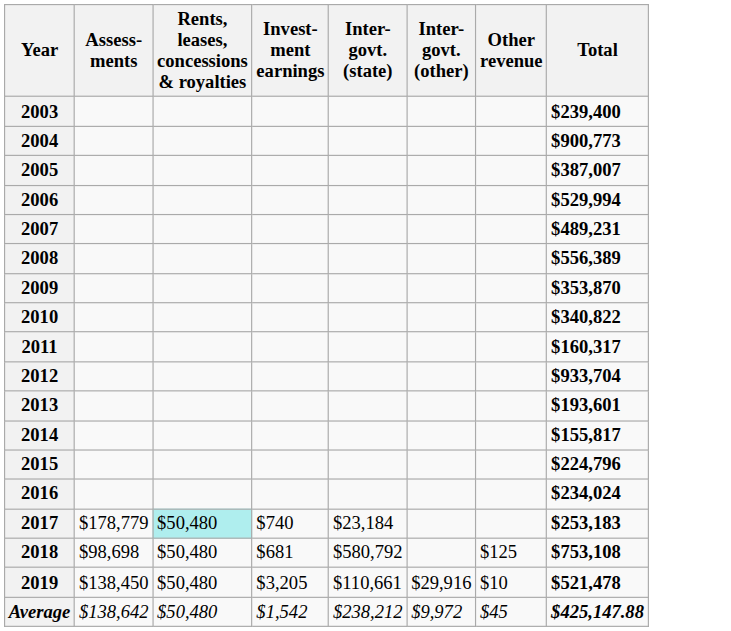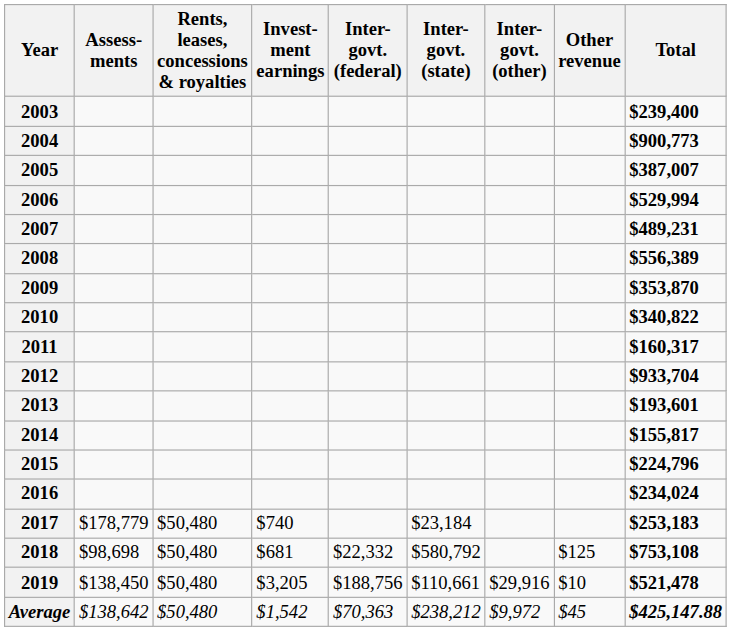+ column: (368, 50)
(187, 523) paleturquoise background -> (187, 523) no background
